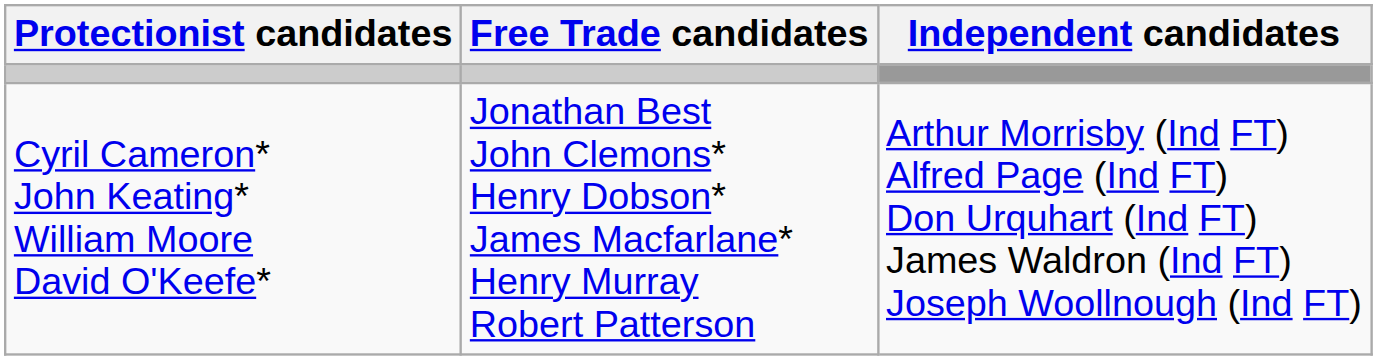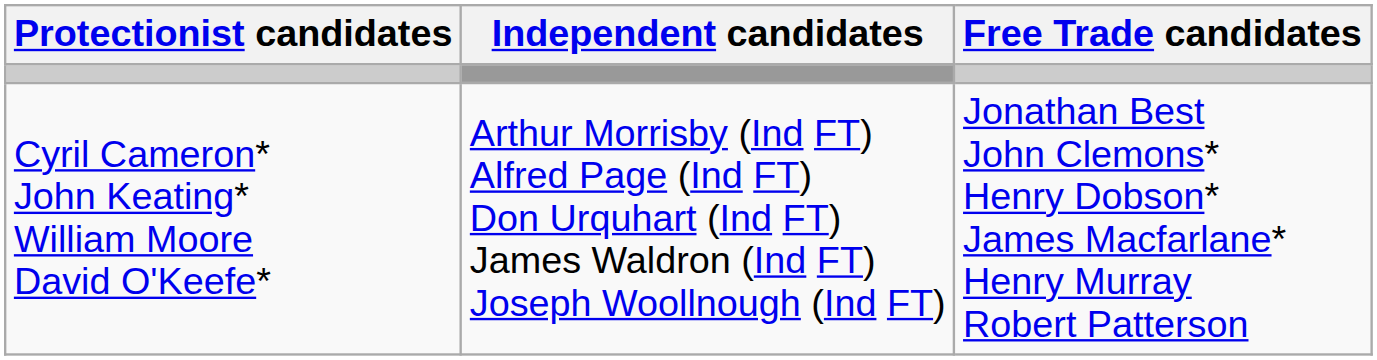columns swapped: (669, 34) <-> (1124, 34)
